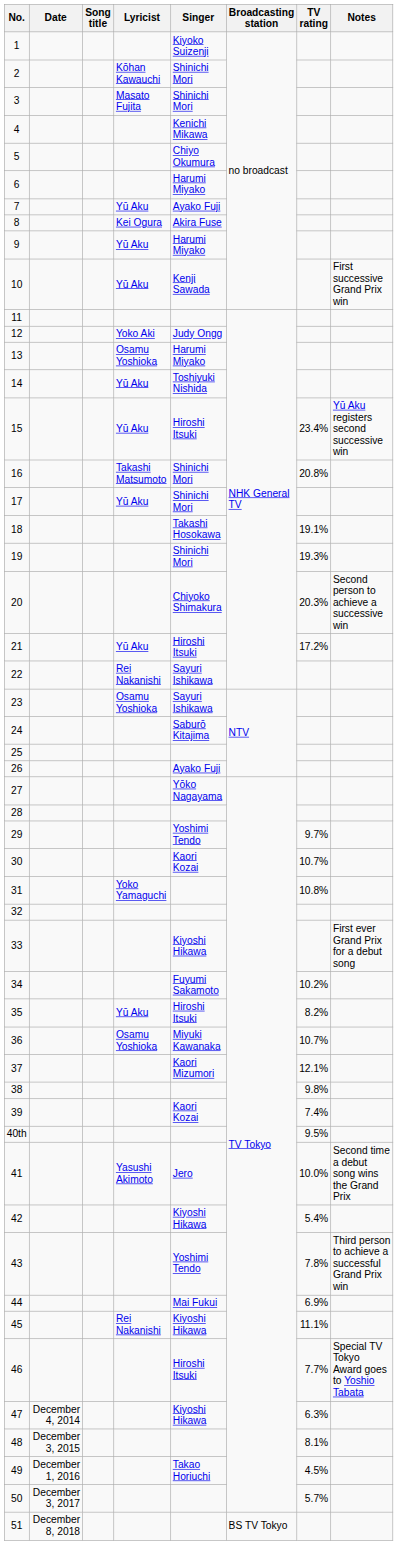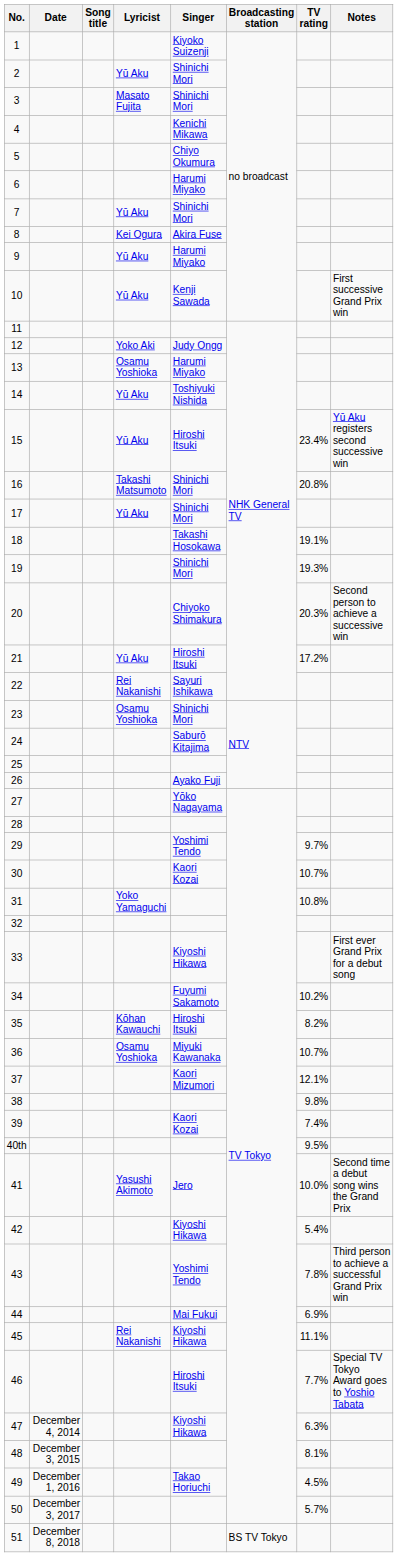(138, 73) Kōhan Kawauchi -> (132, 73) Yū Aku
(197, 206) Ayako Fuji -> (191, 212) Shinichi Mori
(193, 702) Sayuri Ishikawa -> (191, 714) Shinichi Mori
(132, 1013) Yū Aku -> (138, 1024) Kōhan Kawauchi
